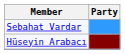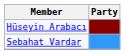rows swapped: (44, 26) <-> (47, 41)
